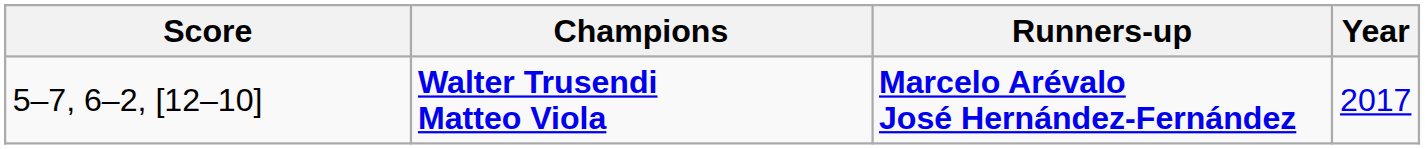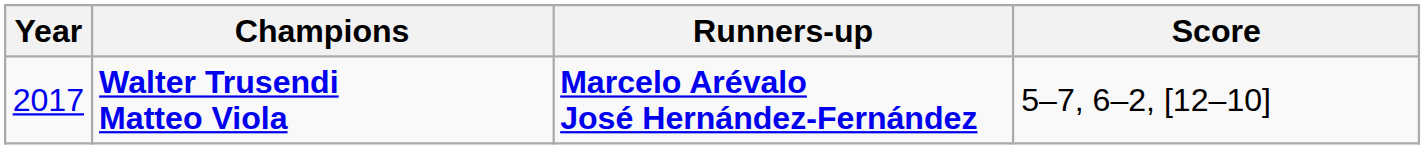columns swapped: (1376, 31) <-> (208, 31)
